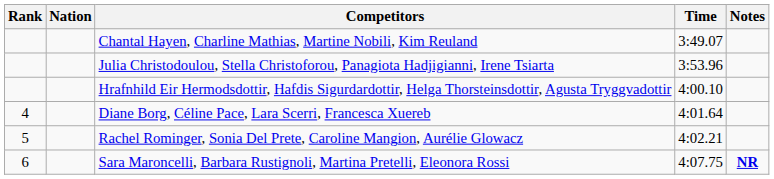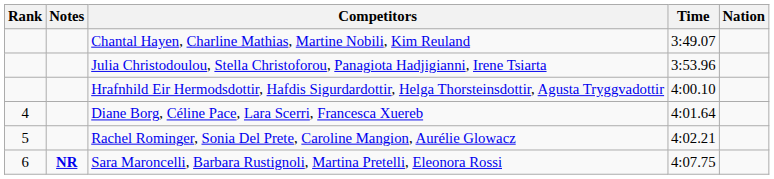columns swapped: (70, 16) <-> (747, 16)
